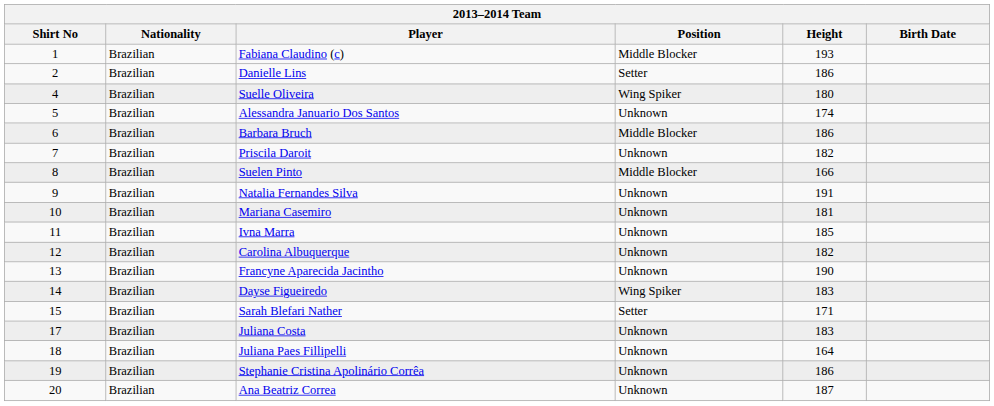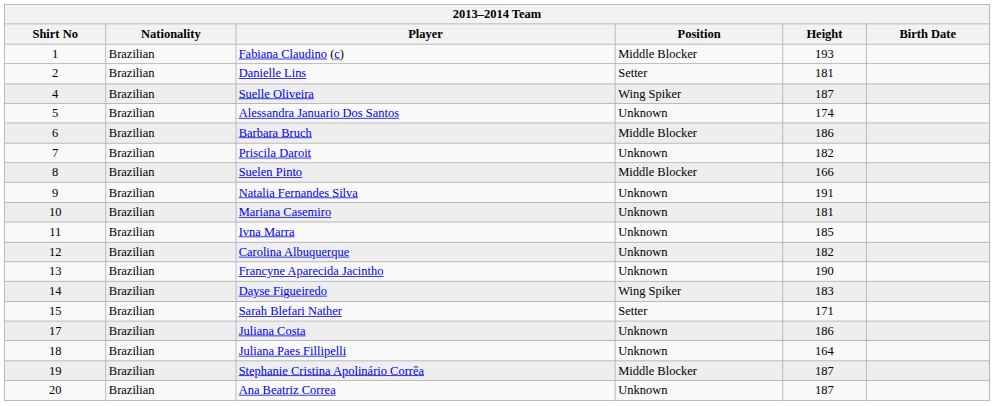(824, 73) 186 -> (824, 73) 181
(824, 93) 180 -> (824, 93) 187
(824, 331) 183 -> (824, 331) 186
(643, 370) Unknown -> (658, 370) Middle Blocker
(824, 370) 186 -> (824, 370) 187
